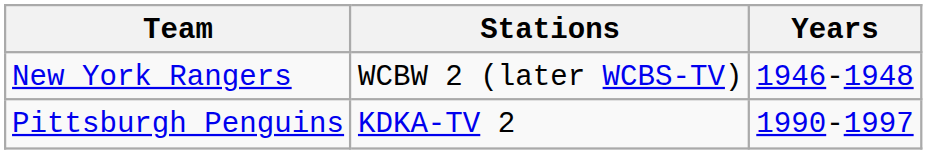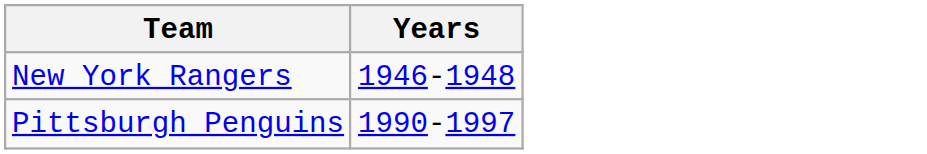- column: (550, 29)
